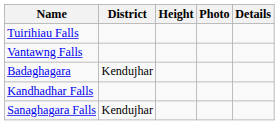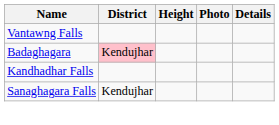- row: (43, 33)
(127, 71) no background -> (127, 52) pink background
